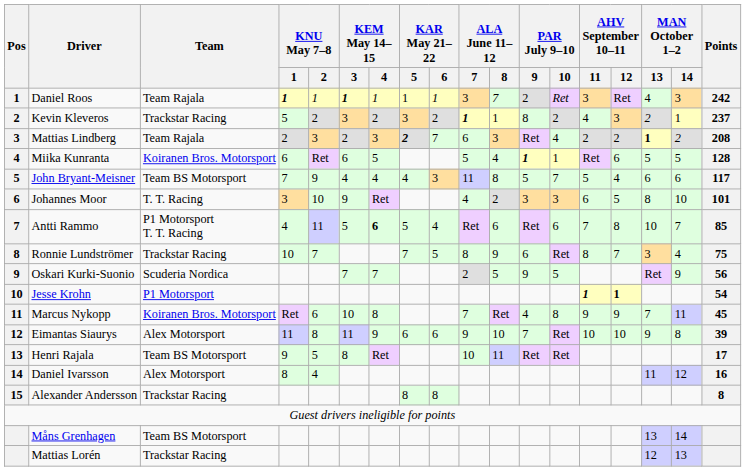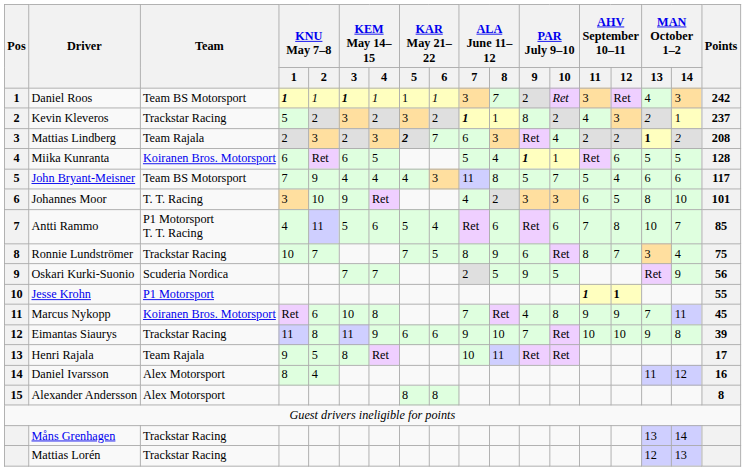(174, 97) Team Rajala -> (195, 97) Team BS Motorsport
(375, 226) bold -> (375, 226) normal
(721, 293) 54 -> (721, 293) 55
(184, 334) Alex Motorsport -> (185, 334) Trackstar Racing
(195, 354) Team BS Motorsport -> (174, 354) Team Rajala
(185, 394) Trackstar Racing -> (184, 394) Alex Motorsport
(195, 435) Team BS Motorsport -> (185, 435) Trackstar Racing
